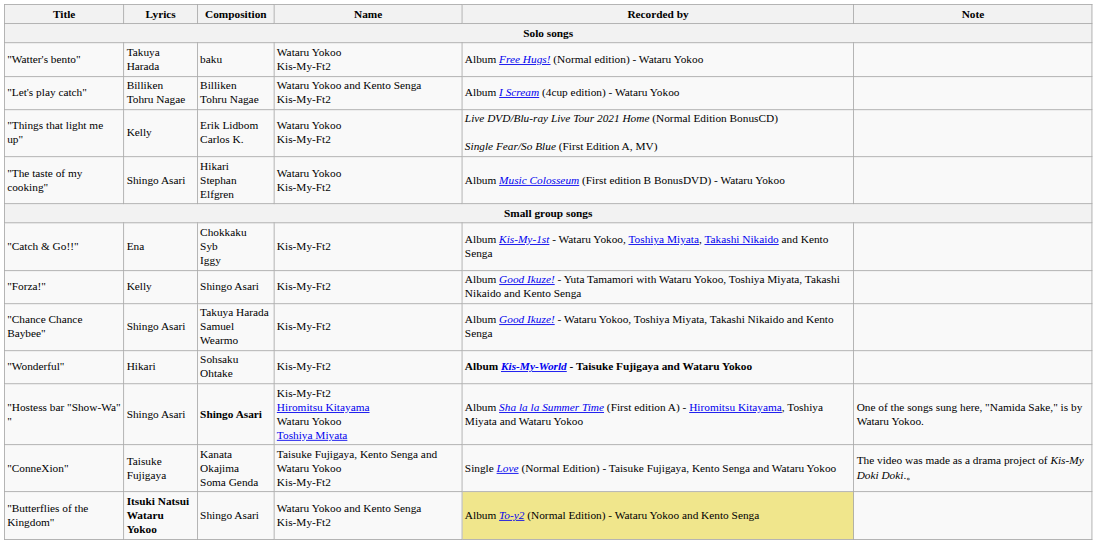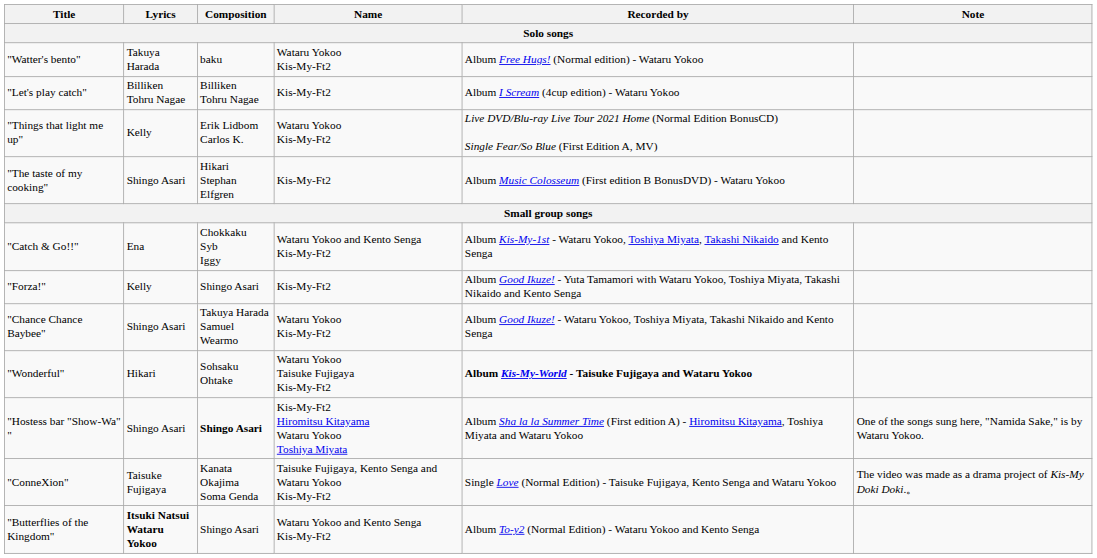(349, 92) Wataru Yokoo and Kento Senga Kis-My-Ft2 -> (304, 92) Kis-My-Ft2
(309, 180) Wataru Yokoo Kis-My-Ft2 -> (304, 180) Kis-My-Ft2
(304, 246) Kis-My-Ft2 -> (349, 246) Wataru Yokoo and Kento Senga Kis-My-Ft2
(304, 327) Kis-My-Ft2 -> (309, 327) Wataru Yokoo Kis-My-Ft2
(304, 367) Kis-My-Ft2 -> (316, 374) Wataru Yokoo Taisuke Fujigaya Kis-My-Ft2
(612, 515) khaki background -> (612, 529) no background
